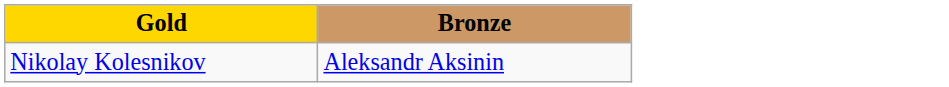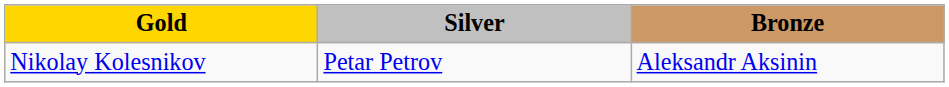+ column: (474, 23)
